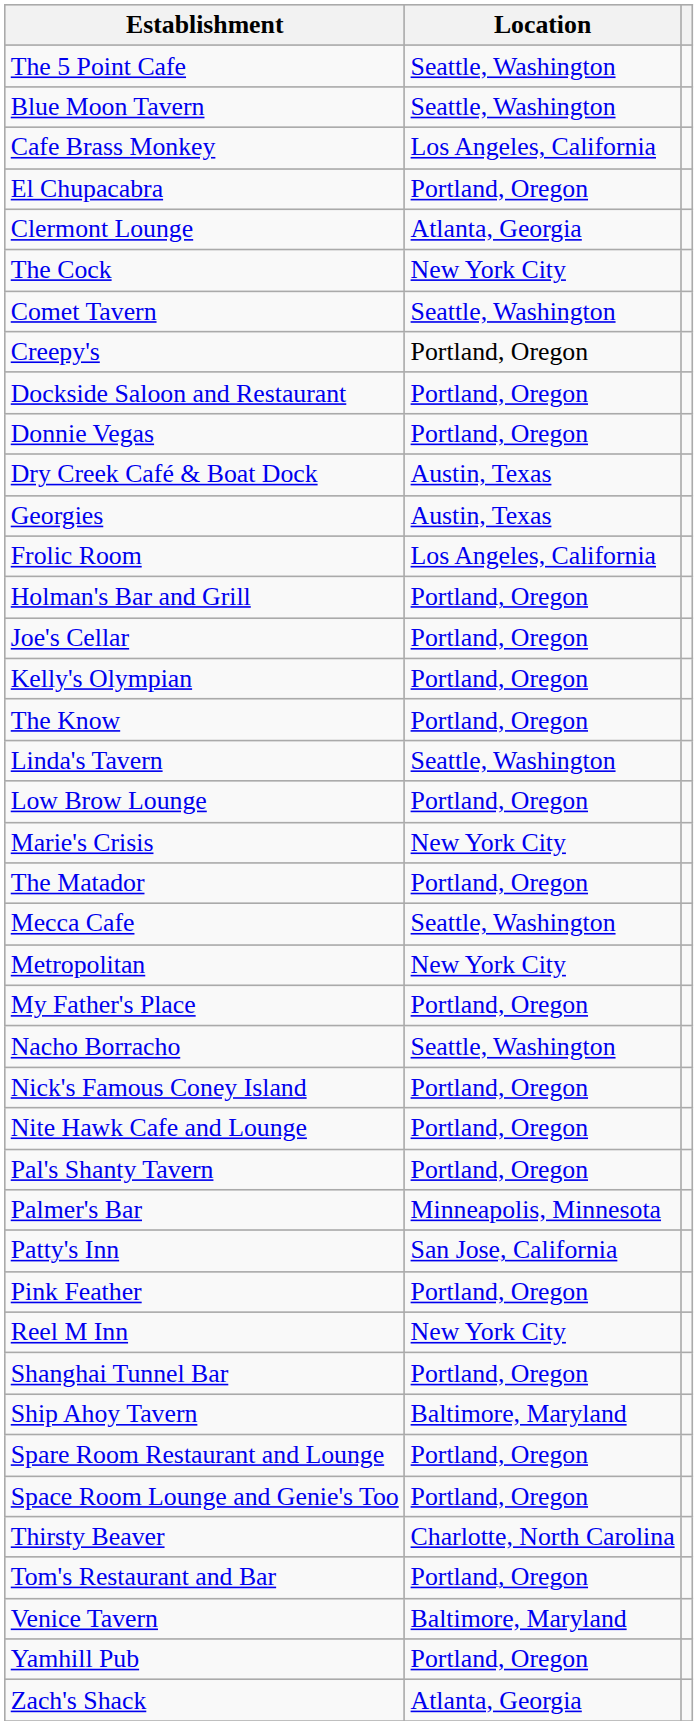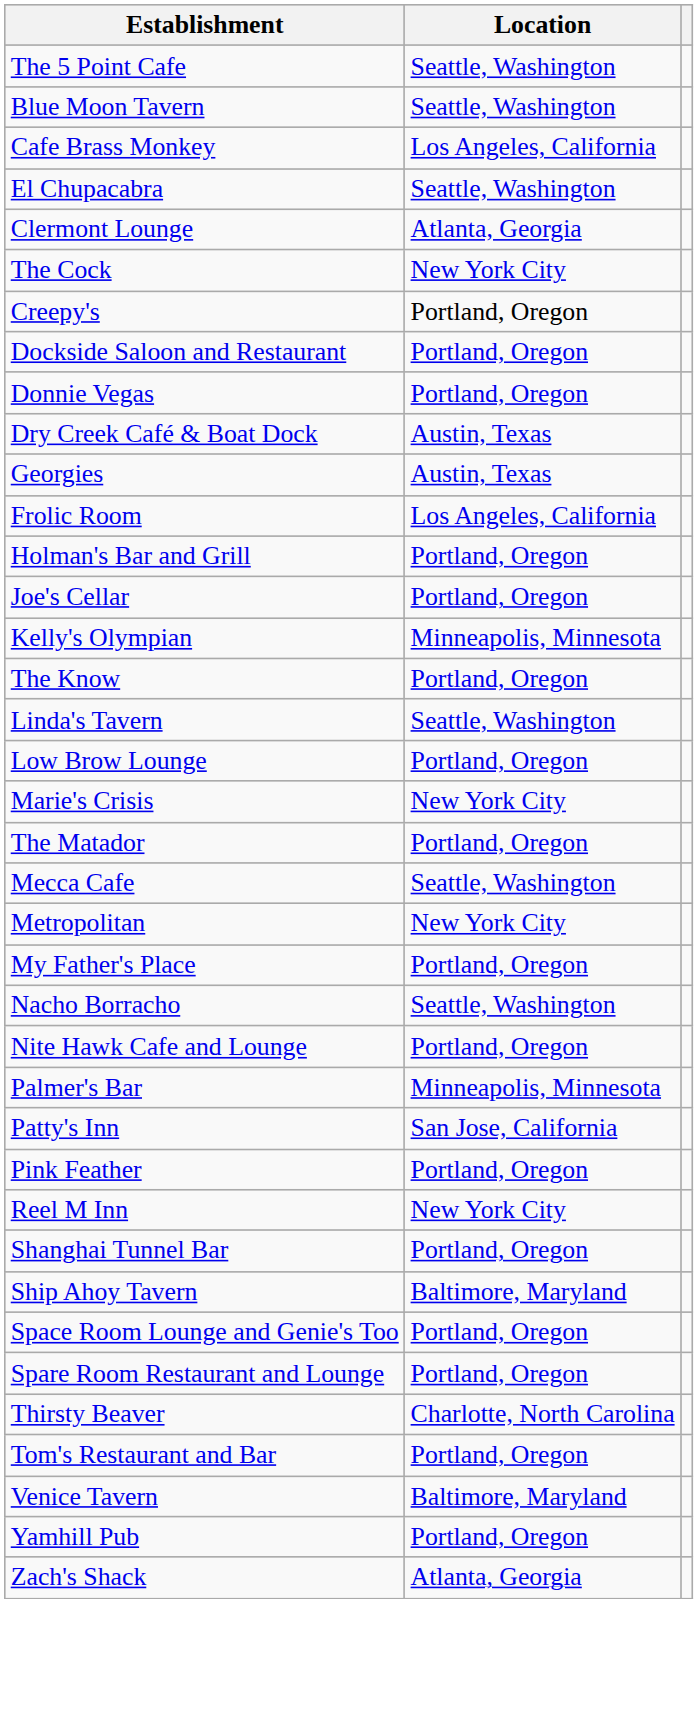(499, 188) Portland, Oregon -> (513, 188) Seattle, Washington
- row: (84, 310)
(499, 678) Portland, Oregon -> (536, 637) Minneapolis, Minnesota
- row: (159, 1087)
- row: (112, 1168)
rows swapped: (205, 1495) <-> (197, 1454)
